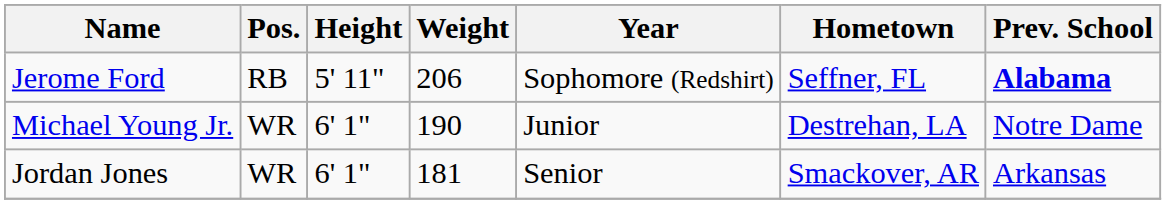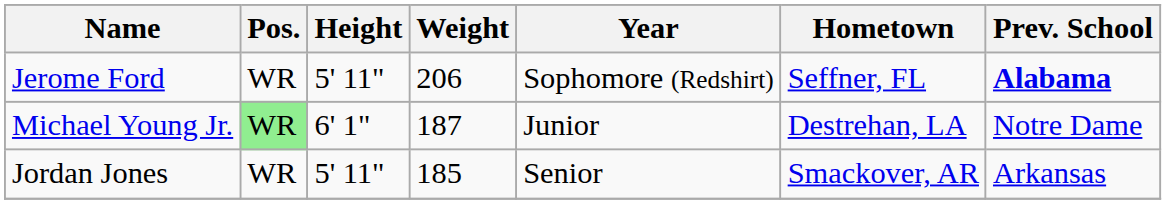(268, 76) RB -> (272, 76) WR
(272, 125) no background -> (272, 125) lightgreen background
(439, 125) 190 -> (439, 125) 187
(342, 173) 6' 1" -> (349, 173) 5' 11"
(439, 173) 181 -> (439, 173) 185
